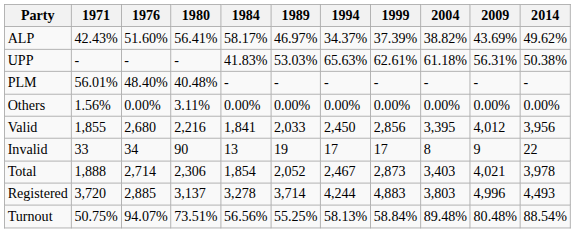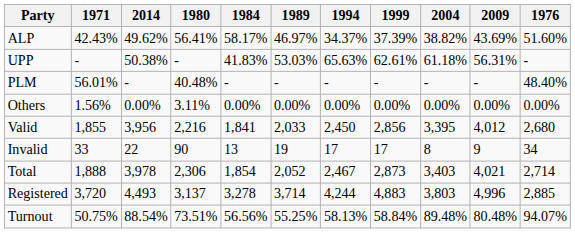columns swapped: (146, 15) <-> (545, 15)
